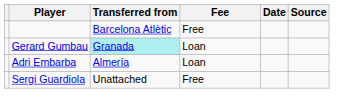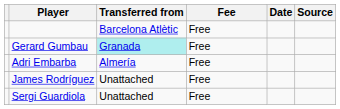(194, 46) Loan -> (199, 46) Free
(194, 63) Loan -> (199, 63) Free
+ row: (53, 79)
